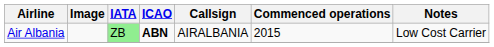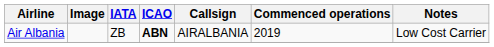(118, 33) lightgreen background -> (118, 33) no background
(267, 33) 2015 -> (267, 33) 2019
